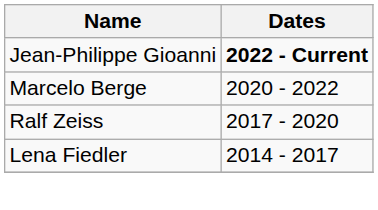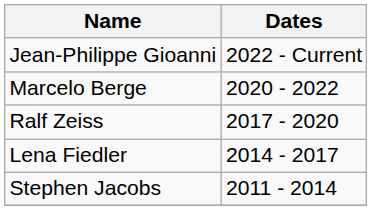(297, 54) bold -> (294, 54) normal
+ row: (85, 188)
